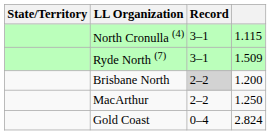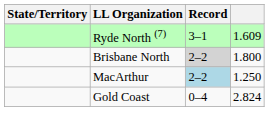- row: (139, 35)
(248, 59) 1.509 -> (247, 35) 1.609
(248, 80) 1.200 -> (247, 57) 1.800
(199, 100) no background -> (198, 77) lightblue background
